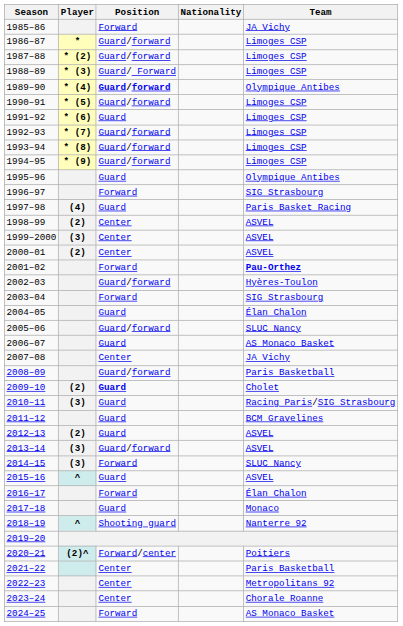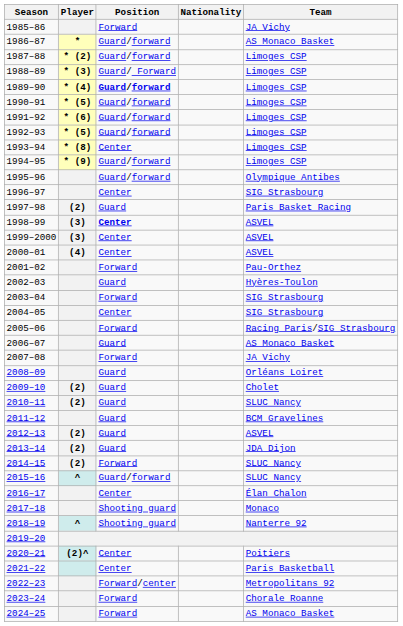(276, 42) Limoges CSP -> (290, 42) AS Monaco Basket
(293, 87) Olympique Antibes -> (276, 87) Limoges CSP
(112, 117) Guard -> (134, 117) Guard/forward
(77, 132) * (7) -> (77, 132) * (5)
(134, 147) Guard/forward -> (115, 147) Center
(112, 177) Guard -> (134, 177) Guard/forward
(118, 192) Forward -> (115, 192) Center
(77, 207) (4) -> (77, 207) (2)
(77, 222) (2) -> (77, 222) (3)
(115, 222) normal -> (115, 222) bold
(77, 253) (2) -> (77, 253) (4)
(273, 268) bold -> (273, 268) normal
(134, 283) Guard/forward -> (112, 283) Guard
(112, 313) Guard -> (115, 313) Center
(276, 313) Élan Chalon -> (284, 313) SIG Strasbourg
(134, 328) Guard/forward -> (118, 328) Forward
(273, 328) SLUC Nancy -> (321, 328) Racing Paris/SIG Strasbourg
(115, 358) Center -> (118, 358) Forward
(134, 373) Guard/forward -> (112, 373) Guard
(290, 373) Paris Basketball -> (284, 373) Orléans Loiret
(112, 388) bold -> (112, 388) normal
(77, 403) (3) -> (77, 403) (2)
(321, 403) Racing Paris/SIG Strasbourg -> (273, 403) SLUC Nancy
(77, 448) (3) -> (77, 448) (2)
(134, 448) Guard/forward -> (112, 448) Guard
(260, 448) ASVEL -> (271, 448) JDA Dijon
(77, 463) (3) -> (77, 463) (2)
(112, 478) Guard -> (134, 478) Guard/forward
(260, 478) ASVEL -> (273, 478) SLUC Nancy
(118, 493) Forward -> (115, 493) Center
(112, 508) Guard -> (137, 508) Shooting guard
(137, 553) Forward/center -> (115, 553) Center
(115, 584) Center -> (137, 584) Forward/center
(115, 599) Center -> (118, 599) Forward
